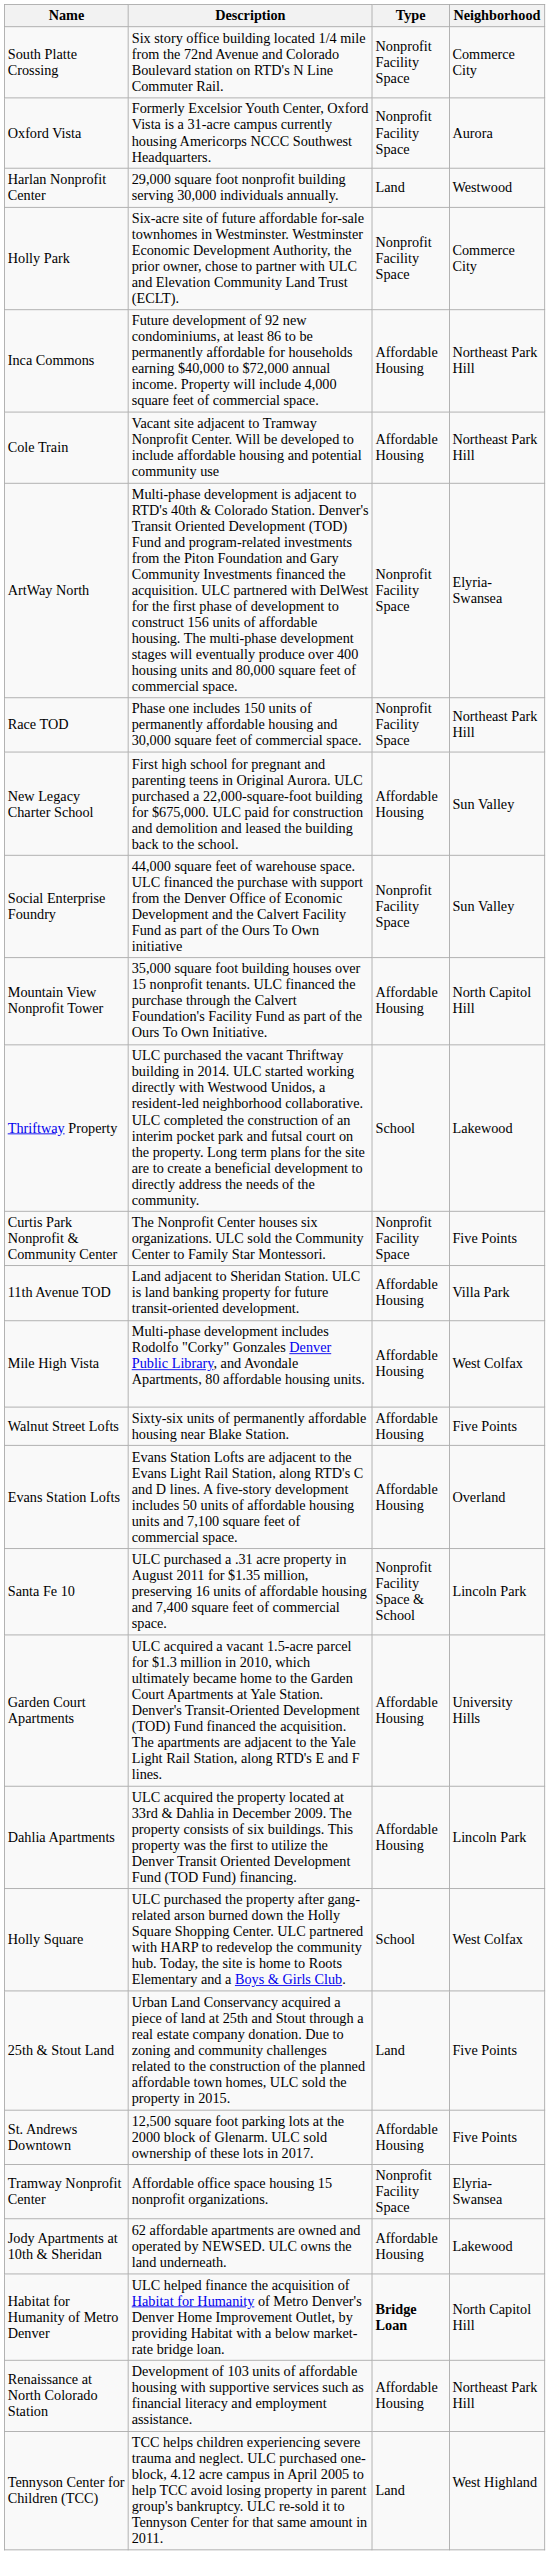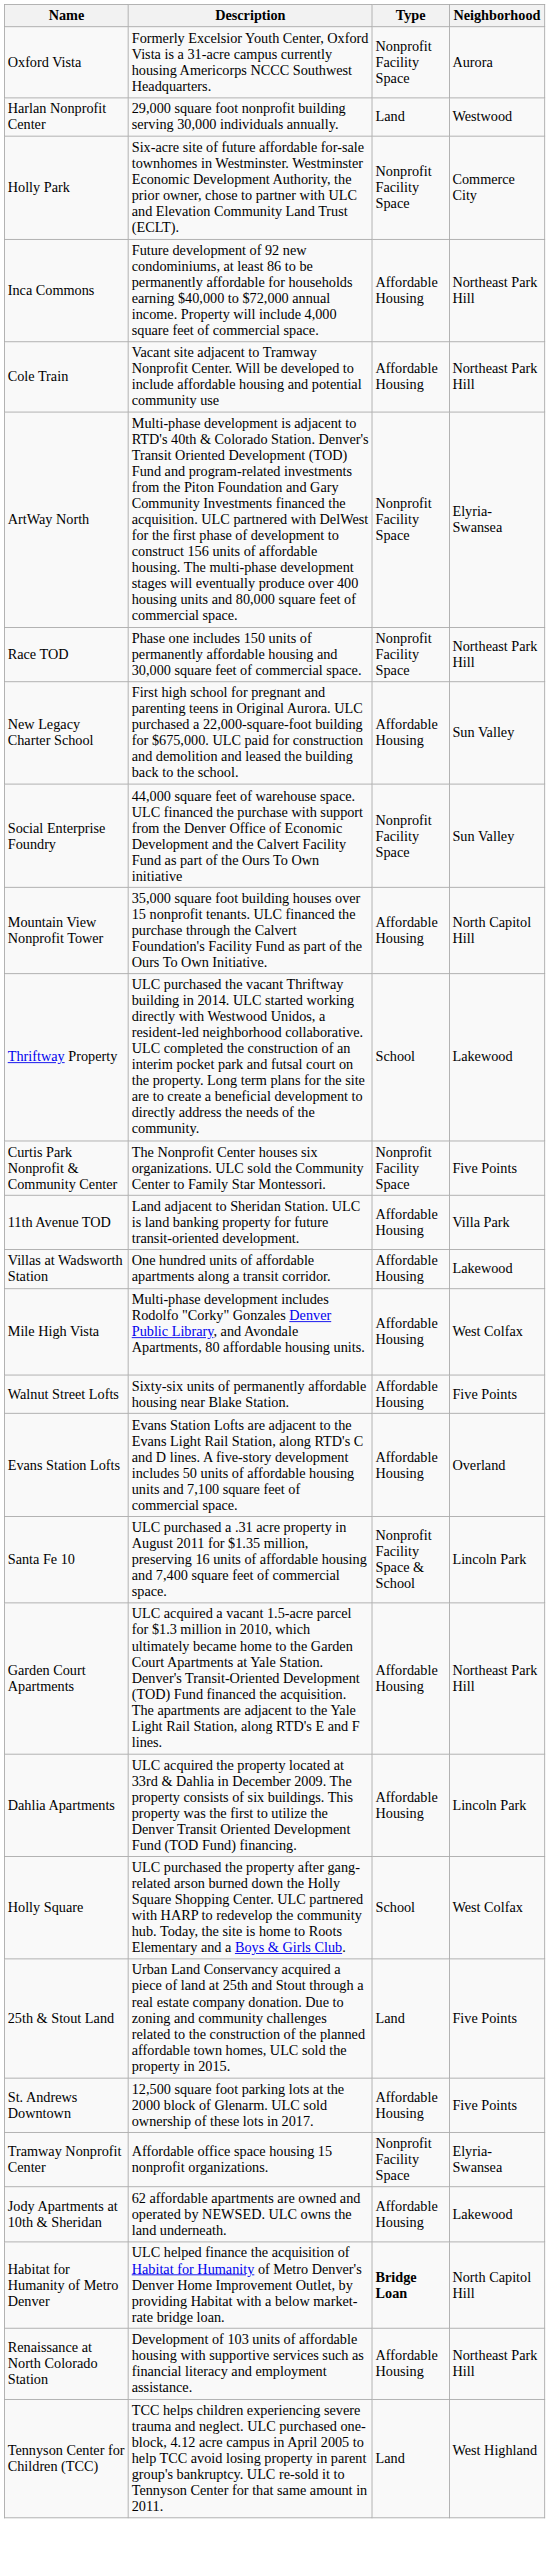- row: (42, 62)
+ row: (65, 1269)
(482, 1710) University Hills -> (495, 1678) Northeast Park Hill
